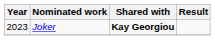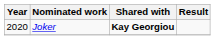(17, 27) 2023 -> (17, 27) 2020
